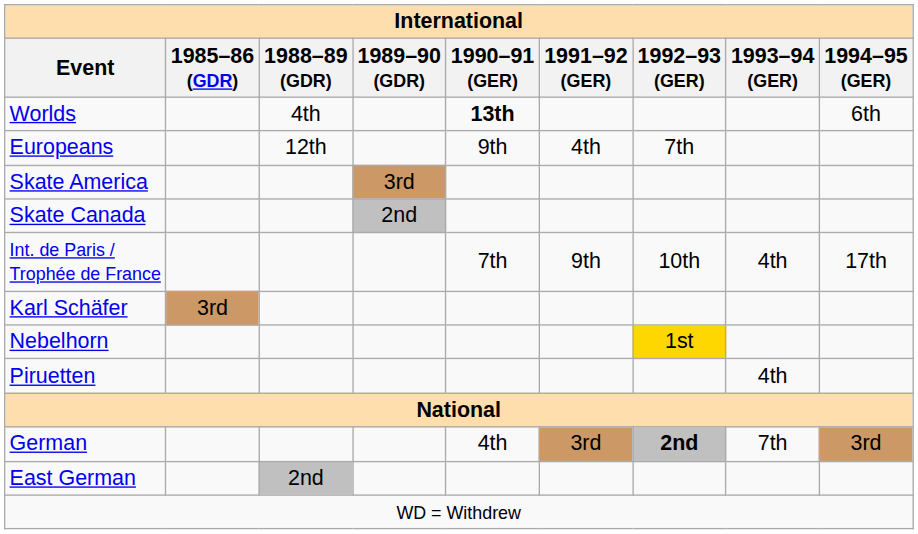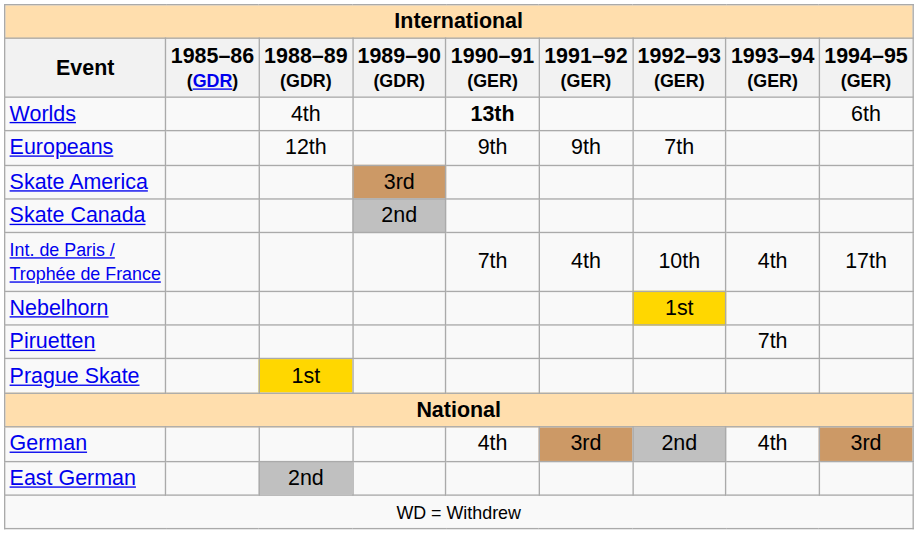(586, 147) 4th -> (586, 147) 9th
(586, 261) 9th -> (586, 261) 4th
- row: (69, 307)
(773, 375) 4th -> (773, 341) 7th
+ row: (75, 375)
(679, 443) bold -> (679, 443) normal
(773, 443) 7th -> (773, 443) 4th
